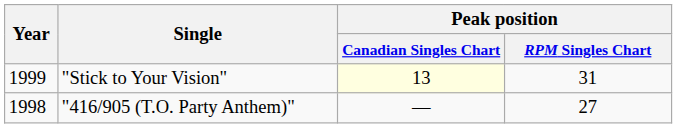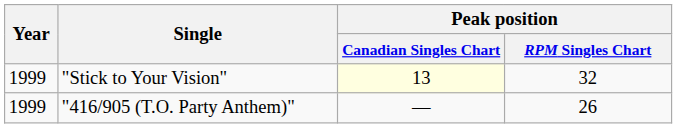(588, 78) 31 -> (588, 78) 32
(27, 107) 1998 -> (27, 107) 1999
(588, 107) 27 -> (588, 107) 26
